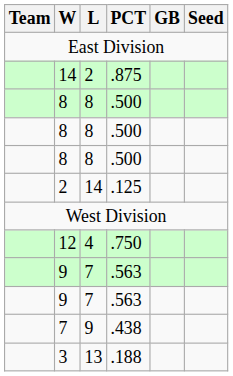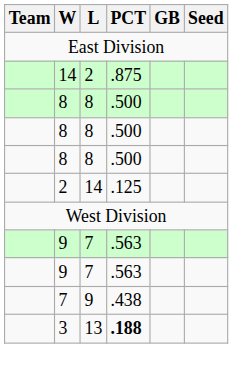- row: (67, 243)
(126, 356) normal -> (126, 328) bold
